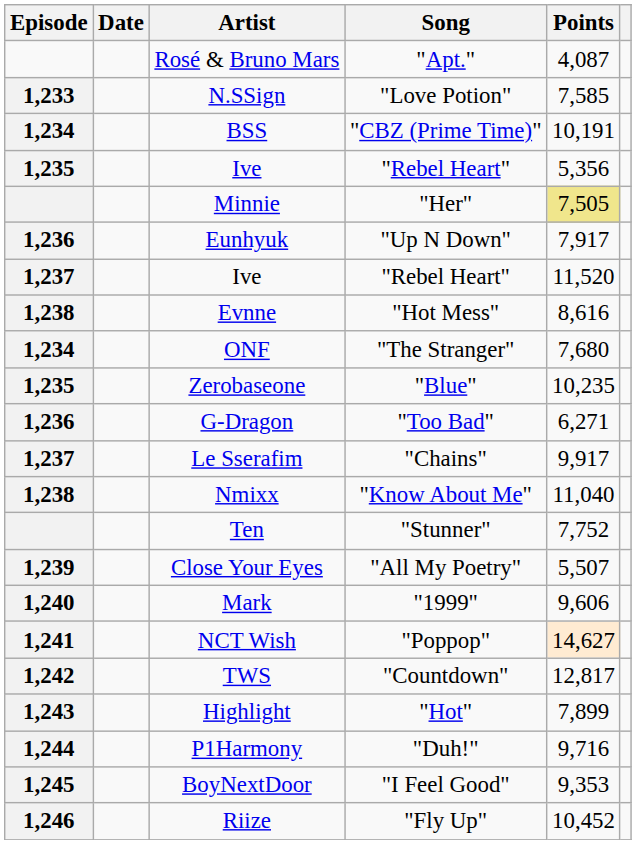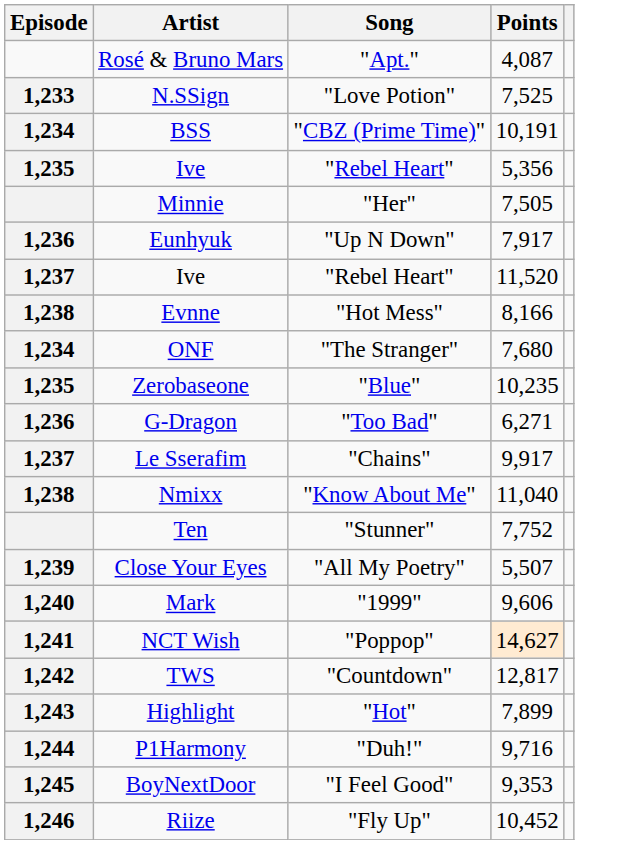- column: (121, 22)
(583, 95) 7,585 -> (527, 95) 7,525
(583, 204) khaki background -> (527, 204) no background
(583, 312) 8,616 -> (527, 312) 8,166
